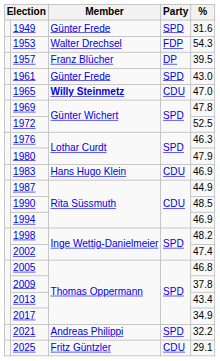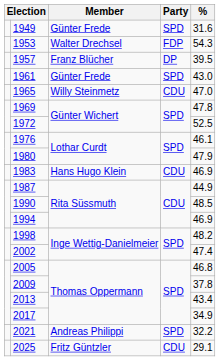(87, 92) bold -> (85, 92) normal
(203, 140) 46.3 -> (203, 140) 46.1
